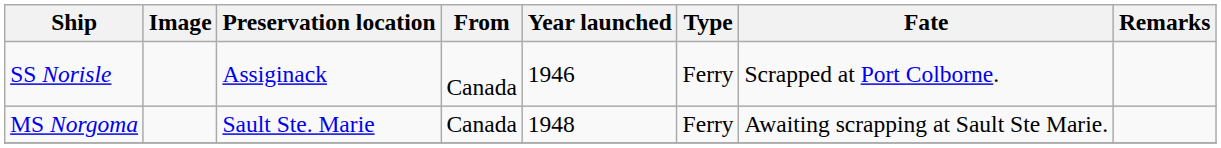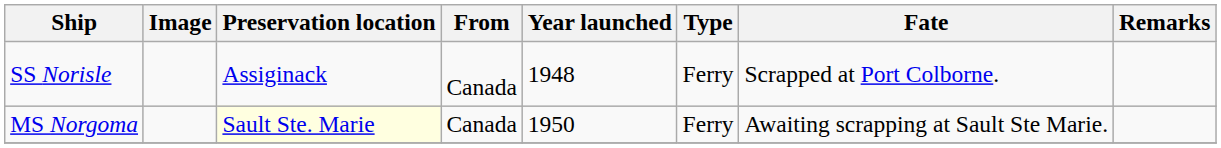(551, 73) 1946 -> (551, 73) 1948
(299, 124) no background -> (299, 124) lightyellow background
(551, 124) 1948 -> (551, 124) 1950
